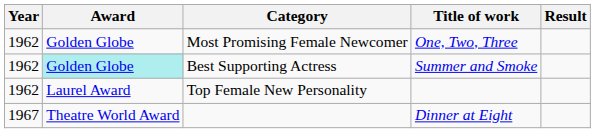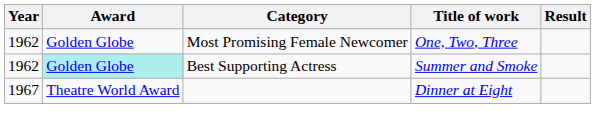- row: (277, 90)
